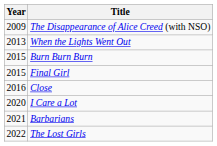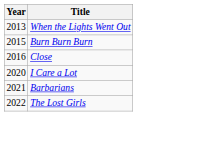- row: (120, 27)
- row: (50, 73)
